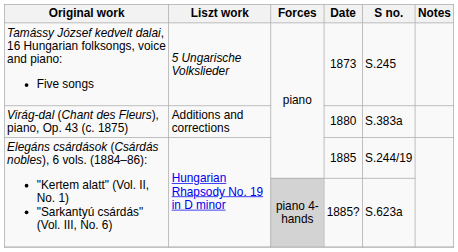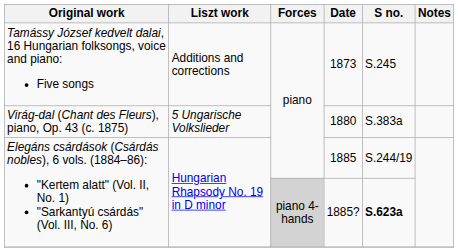(207, 64) 5 Ungarische Volkslieder -> (208, 64) Additions and corrections
(208, 121) Additions and corrections -> (207, 121) 5 Ungarische Volkslieder
(384, 212) normal -> (384, 212) bold
